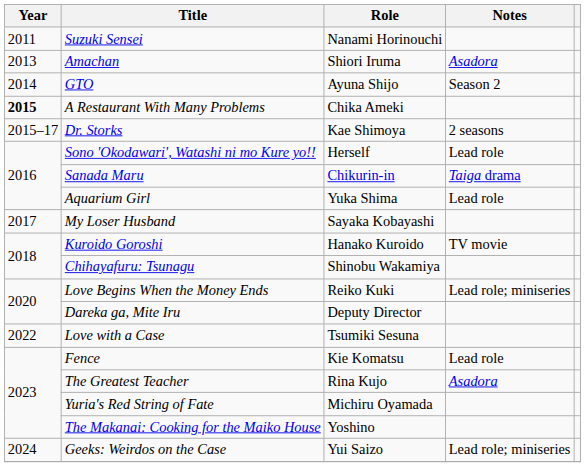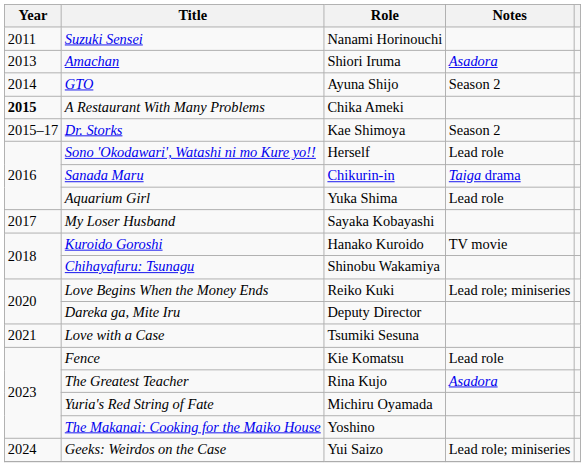(476, 130) 2 seasons -> (475, 130) Season 2
(22, 335) 2022 -> (22, 335) 2021
